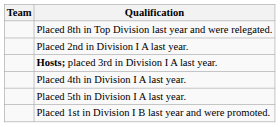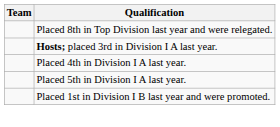- row: (112, 46)
